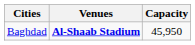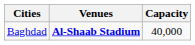(167, 31) 45,950 -> (167, 31) 40,000
